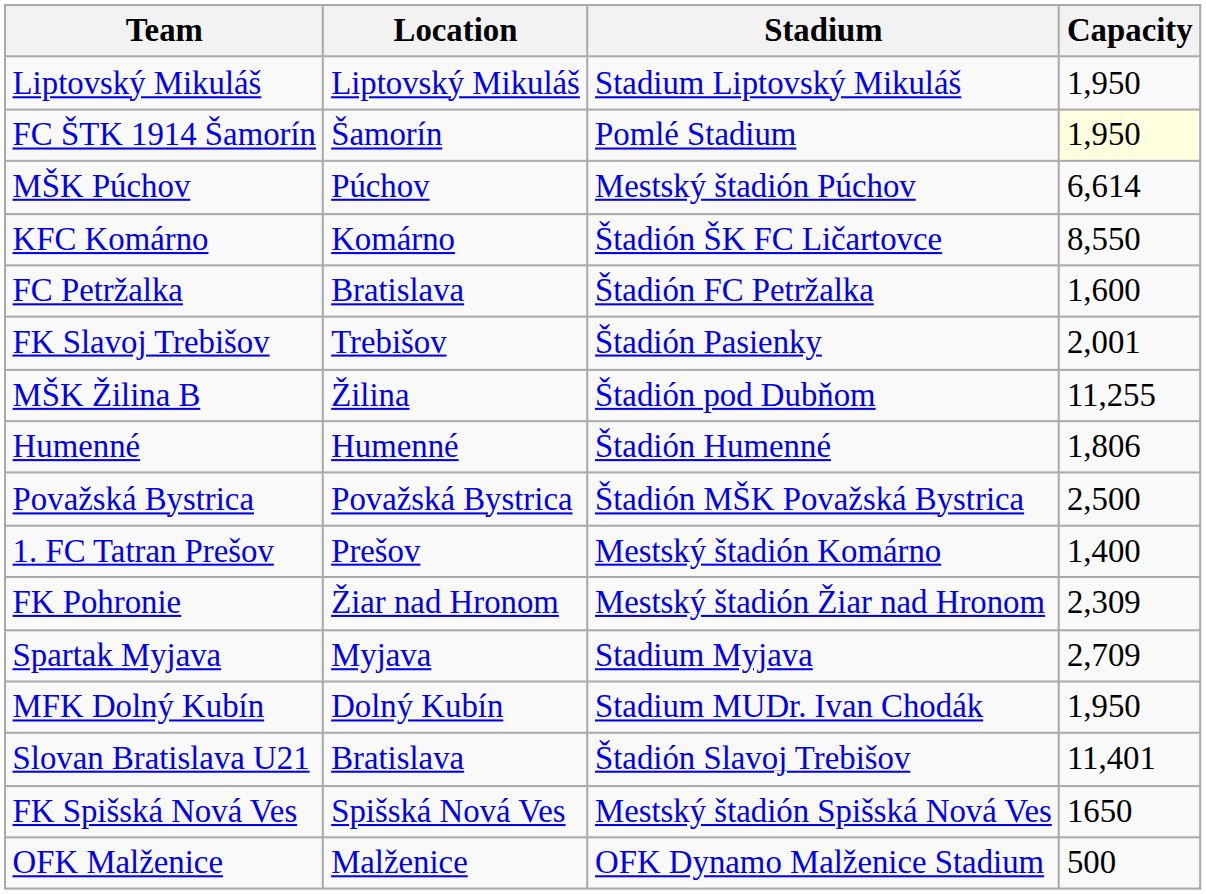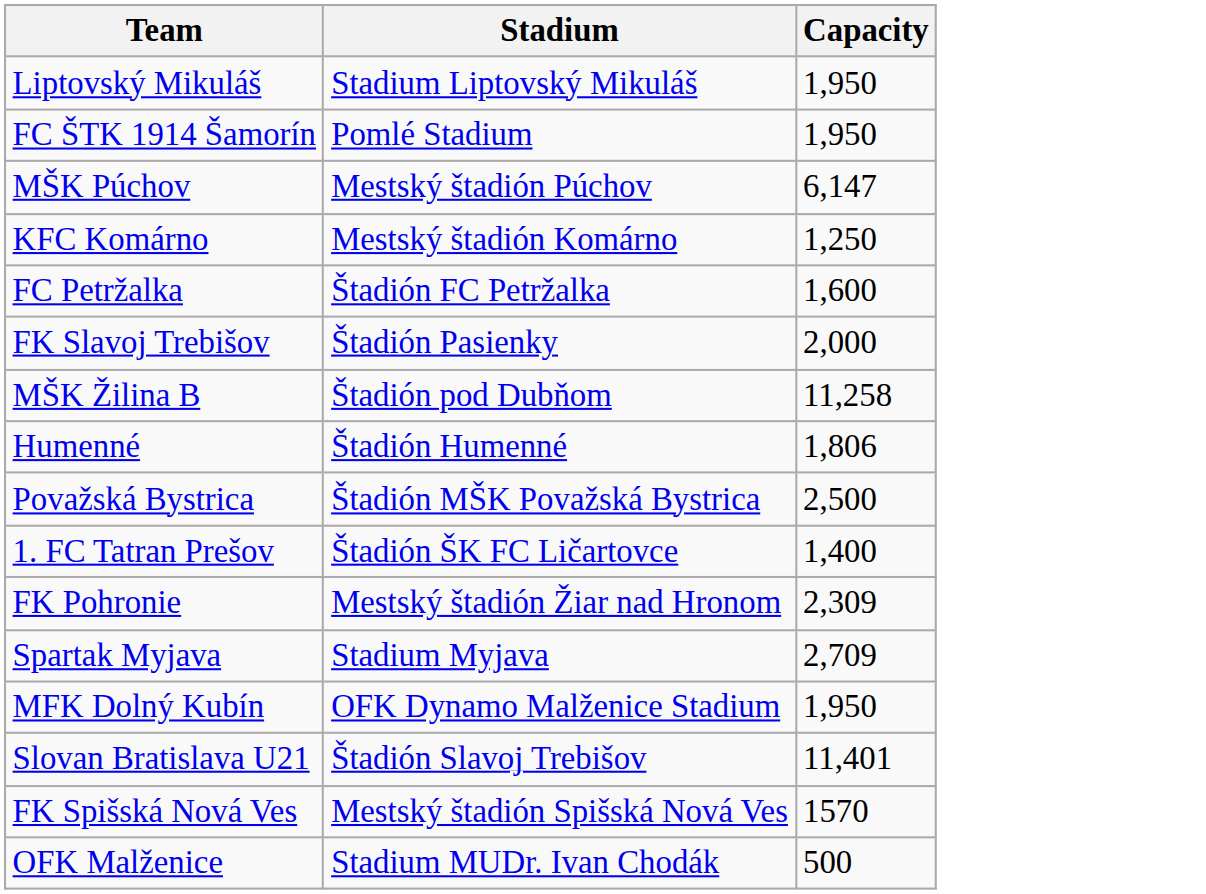- column: (455, 30)
(1104, 134) lightyellow background -> (840, 134) no background
(1104, 186) 6,614 -> (840, 186) 6,147
(769, 238) Štadión ŠK FC Ličartovce -> (504, 238) Mestský štadión Komárno
(1104, 238) 8,550 -> (840, 238) 1,250
(1104, 342) 2,001 -> (840, 342) 2,000
(1111, 394) 11,255 -> (848, 394) 11,258
(768, 550) Mestský štadión Komárno -> (505, 550) Štadión ŠK FC Ličartovce
(789, 706) Stadium MUDr. Ivan Chodák -> (556, 706) OFK Dynamo Malženice Stadium
(1100, 810) 1650 -> (836, 810) 1570
(820, 862) OFK Dynamo Malženice Stadium -> (525, 862) Stadium MUDr. Ivan Chodák
